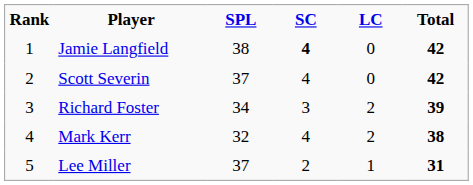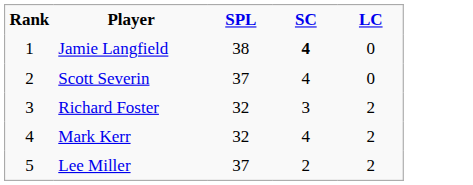- column: (436, 19)
(241, 107) 34 -> (241, 107) 32
(371, 165) 1 -> (371, 165) 2
